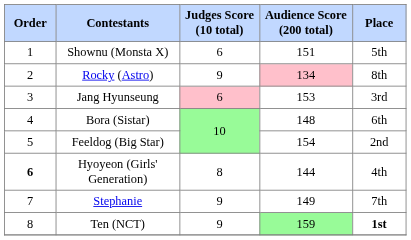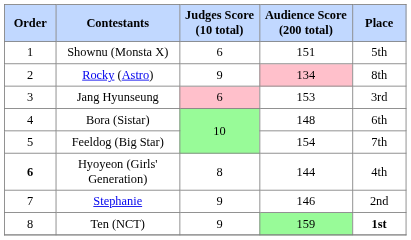(379, 142) 2nd -> (379, 142) 7th
(306, 201) 149 -> (306, 201) 146
(379, 201) 7th -> (379, 201) 2nd
